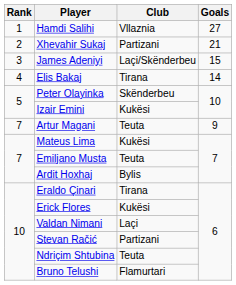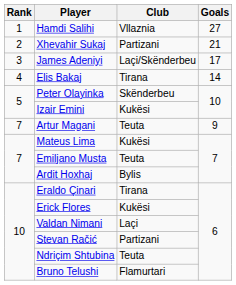(215, 61) 15 -> (215, 61) 17
